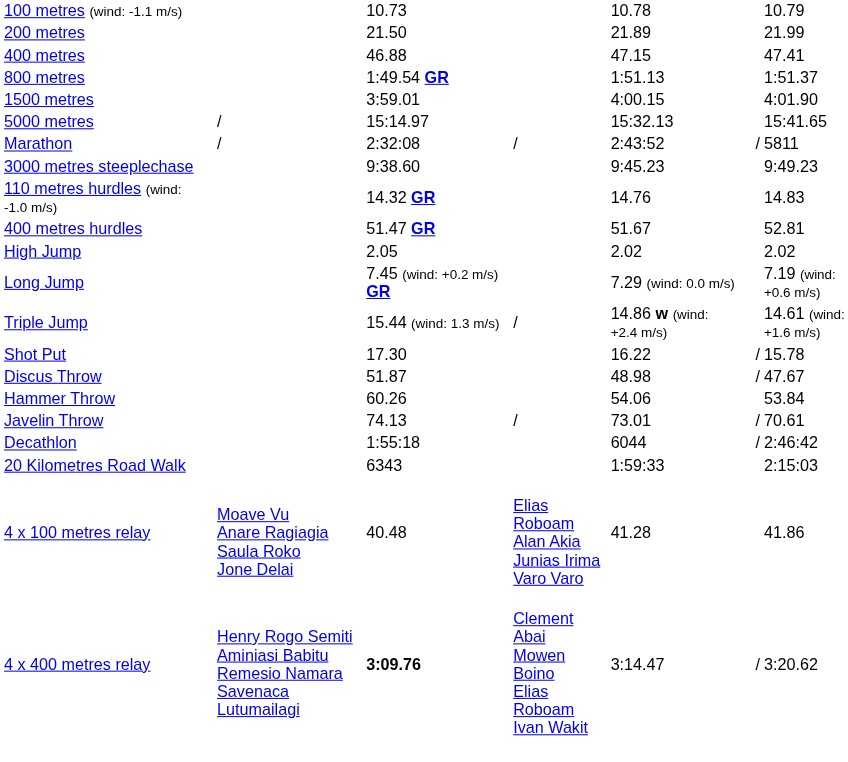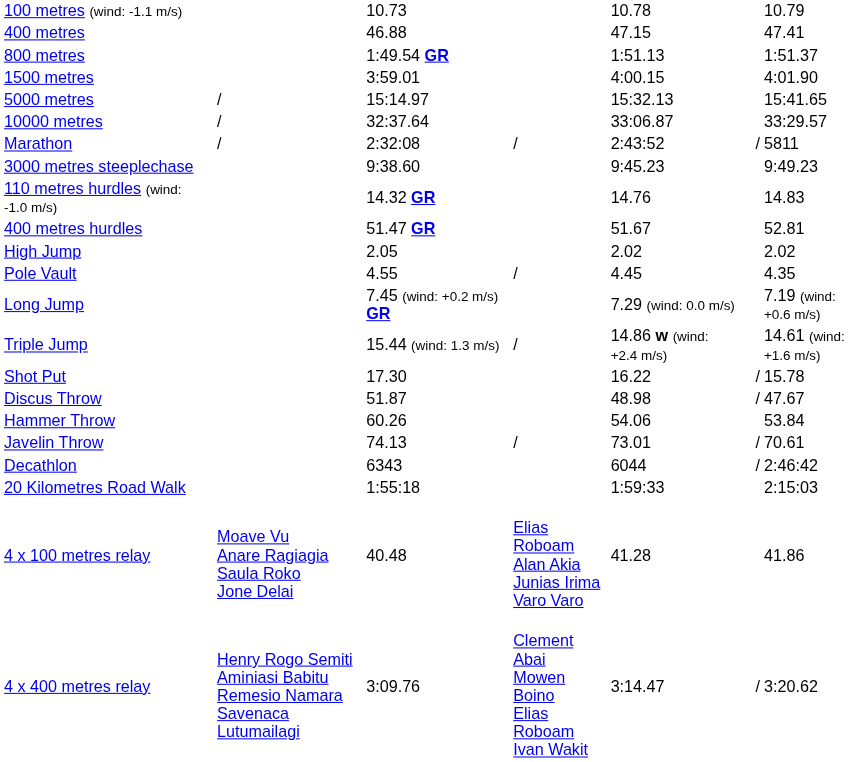- row: (44, 33)
+ row: (53, 122)
+ row: (40, 273)
(393, 443) 1:55:18 -> (384, 465) 6343
(384, 465) 6343 -> (393, 487) 1:55:18
(394, 664) bold -> (393, 686) normal
